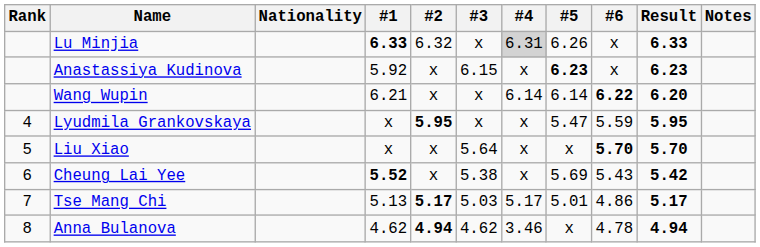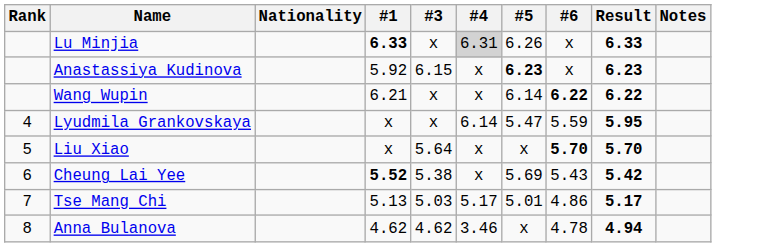- column: (434, 18)
(524, 97) 6.14 -> (479, 97) x
(669, 97) 6.20 -> (624, 97) 6.22
(524, 123) x -> (479, 123) 6.14
